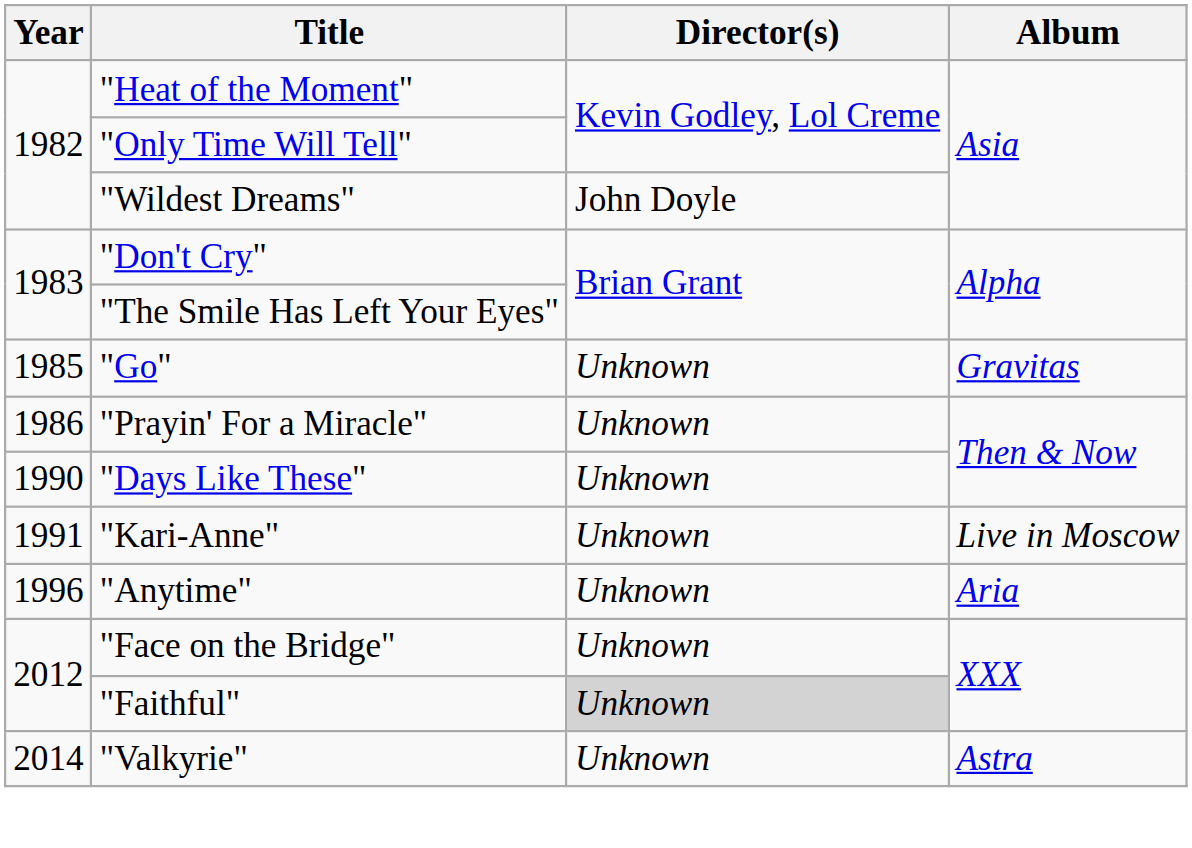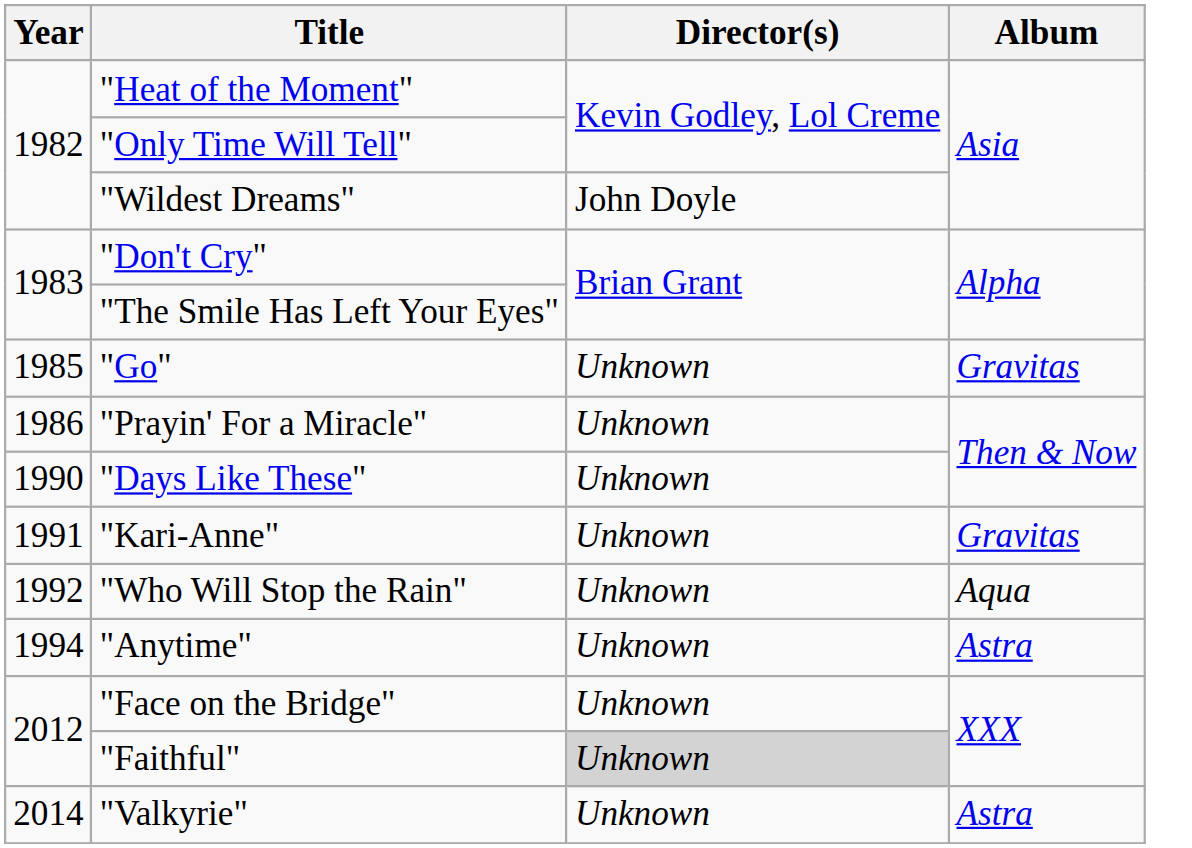(1068, 534) Live in Moscow -> (1018, 534) Gravitas
+ row: (283, 590)
(48, 590) 1996 -> (48, 646) 1994
(988, 590) Aria -> (995, 646) Astra
